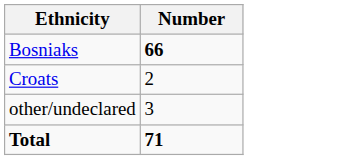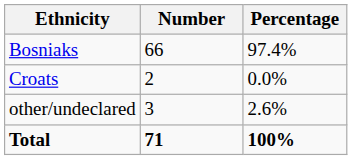+ column: (295, 19)
(154, 49) bold -> (154, 49) normal
